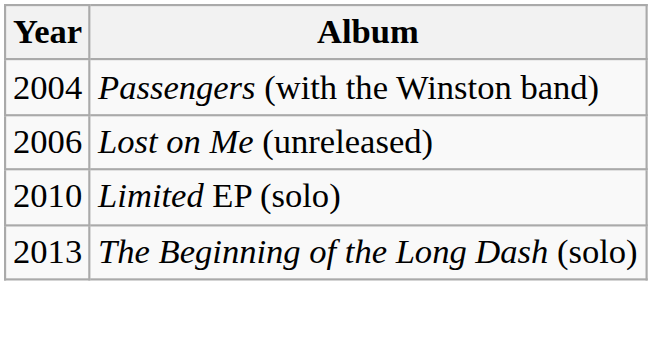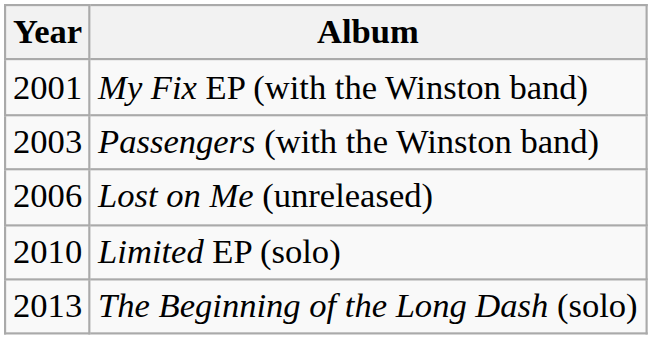+ row: (343, 86)
(48, 86) 2004 -> (48, 141) 2003
